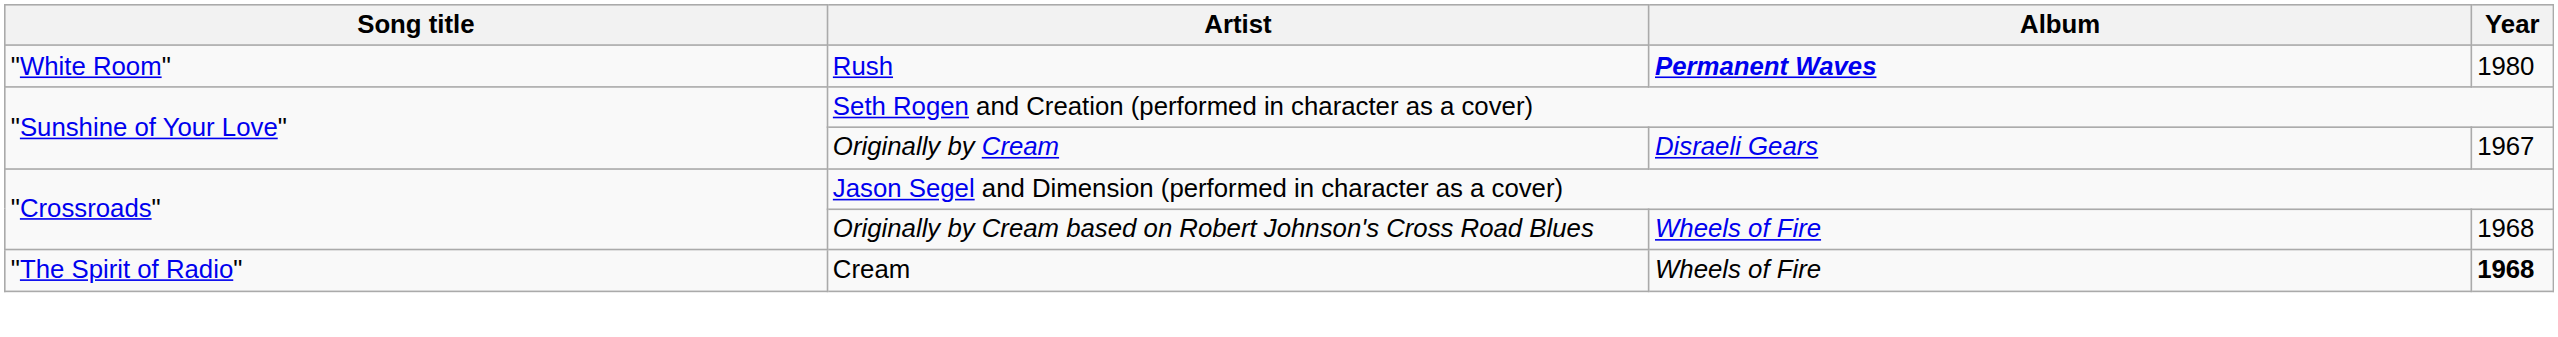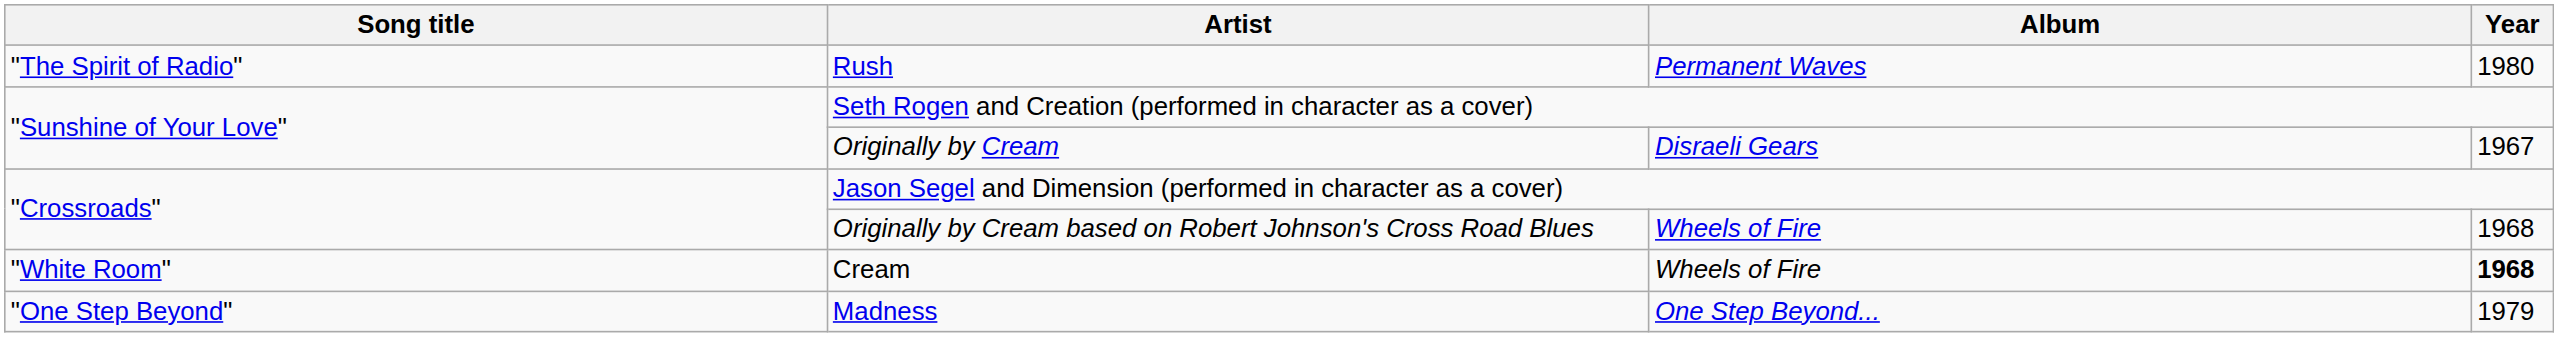(91, 65) "White Room" -> (127, 65) "The Spirit of Radio"
(1766, 65) bold -> (1761, 65) normal
(127, 270) "The Spirit of Radio" -> (91, 270) "White Room"
+ row: (885, 310)
